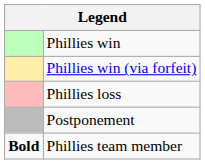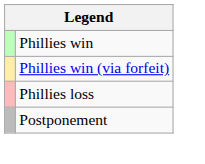- row: (114, 145)
